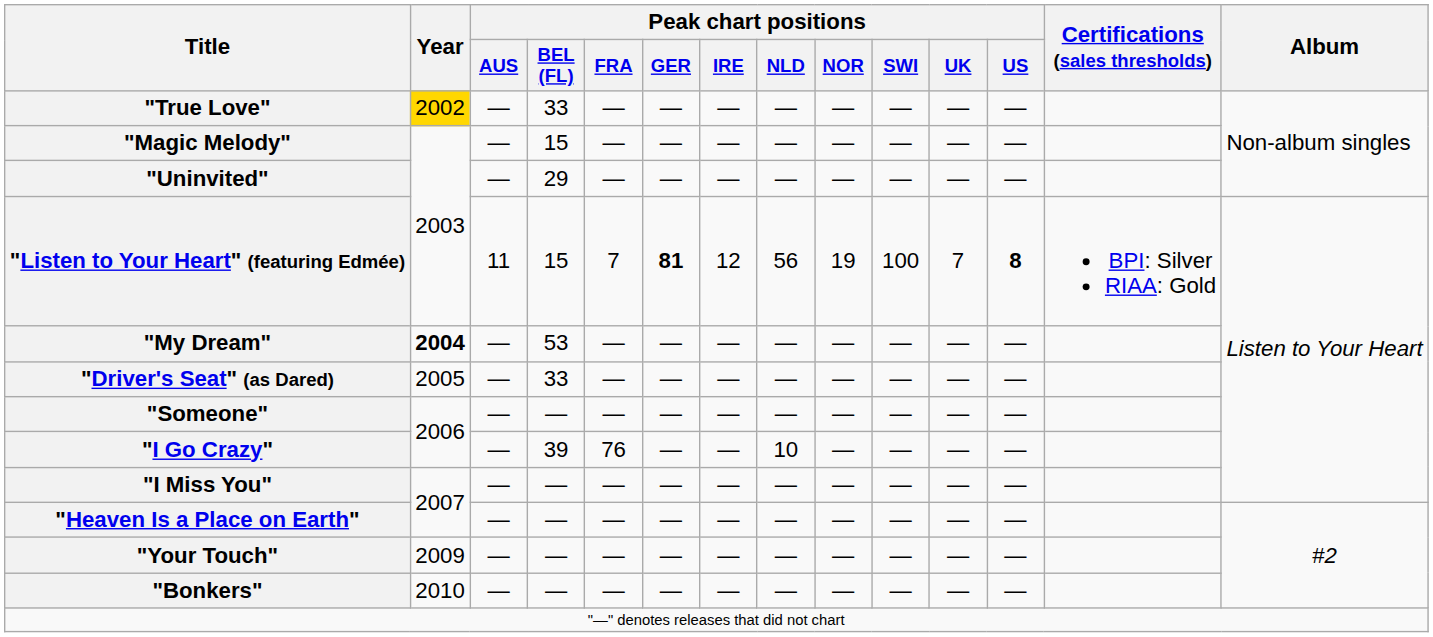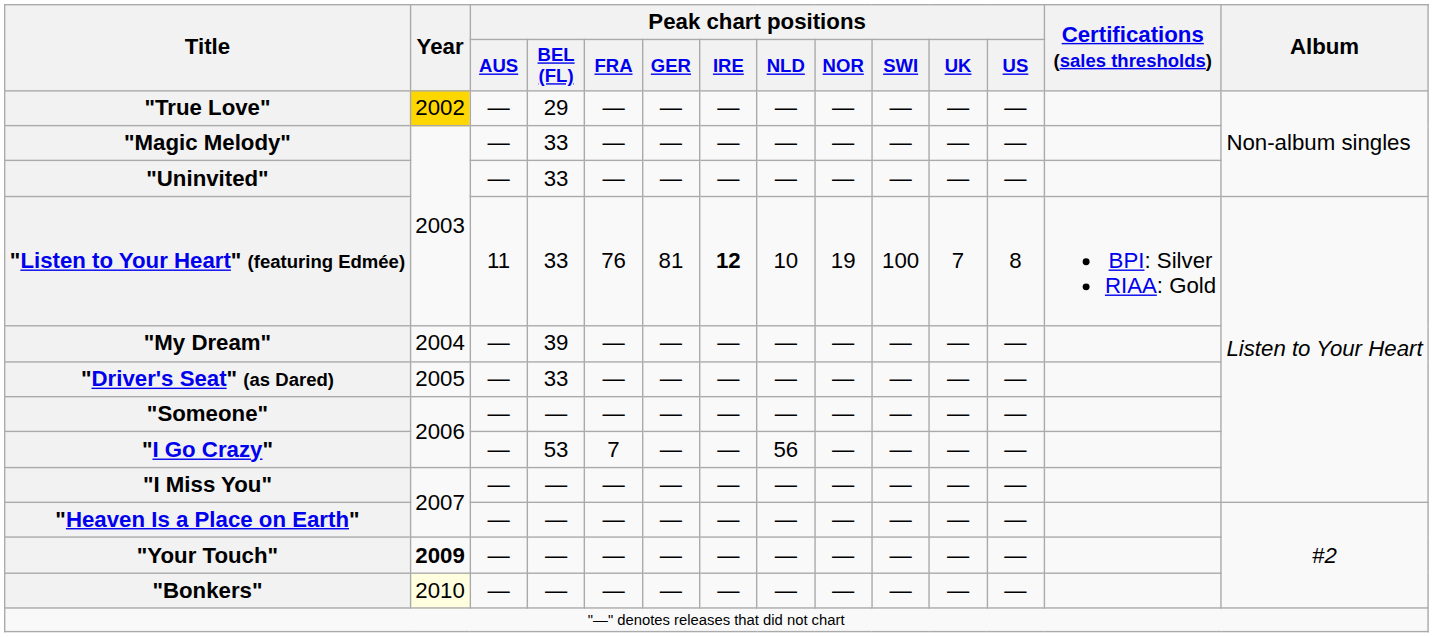(556, 107) 33 -> (556, 107) 29
(556, 143) 15 -> (556, 143) 33
(556, 178) 29 -> (556, 178) 33
(556, 260) 15 -> (556, 260) 33
(614, 260) 7 -> (614, 260) 76
(671, 260) bold -> (671, 260) normal
(728, 260) normal -> (728, 260) bold
(786, 260) 56 -> (786, 260) 10
(1015, 260) bold -> (1015, 260) normal
(440, 343) bold -> (440, 343) normal
(556, 343) 53 -> (556, 343) 39
(556, 449) 39 -> (556, 449) 53
(614, 449) 76 -> (614, 449) 7
(786, 449) 10 -> (786, 449) 56
(440, 555) normal -> (440, 555) bold
(440, 590) no background -> (440, 590) lightyellow background
